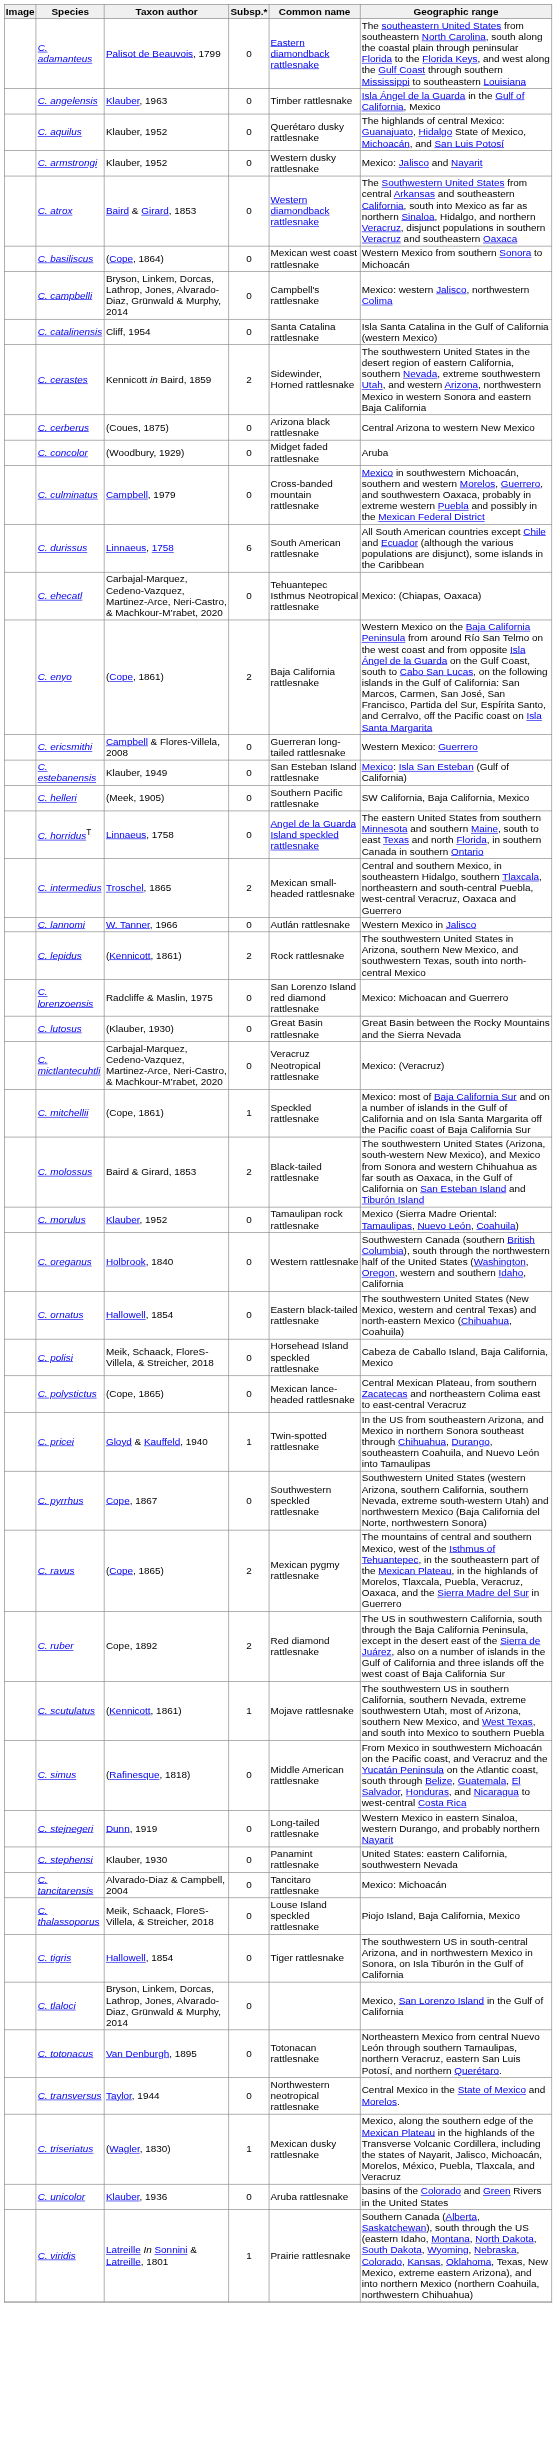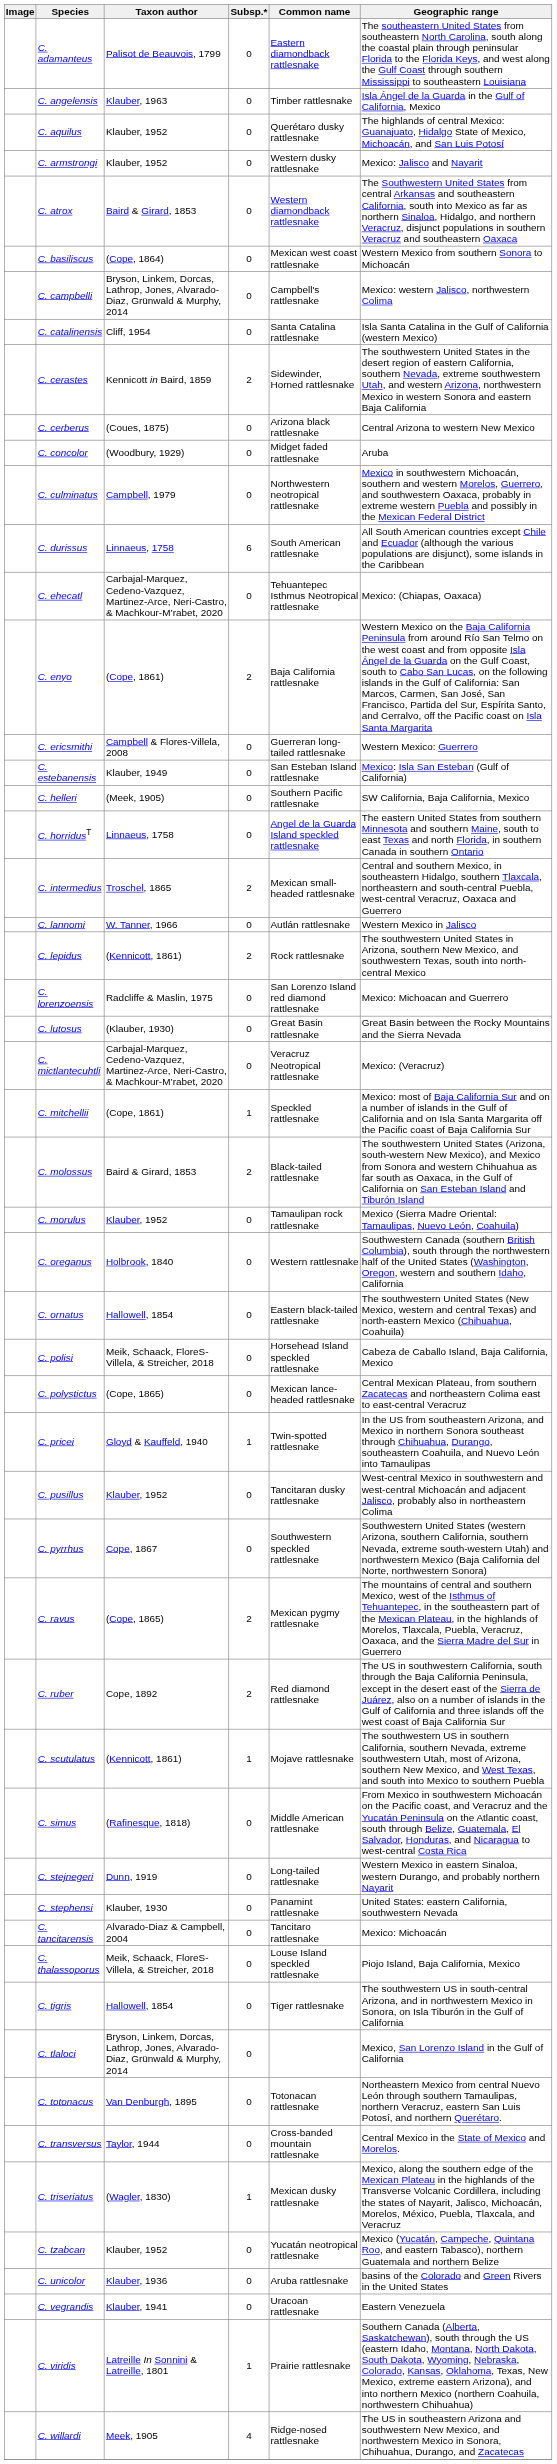(302, 495) Cross-banded mountain rattlesnake -> (300, 495) Northwestern neotropical rattlesnake
+ row: (61, 1495)
(300, 2096) Northwestern neotropical rattlesnake -> (302, 2143) Cross-banded mountain rattlesnake
+ row: (61, 2250)
+ row: (65, 2306)
+ row: (59, 2435)
